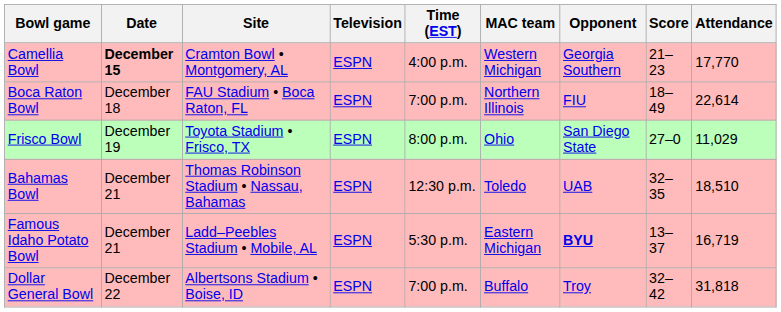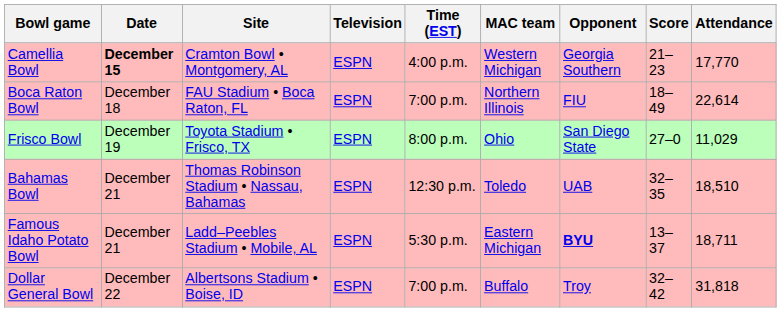(717, 240) 16,719 -> (716, 240) 18,711
